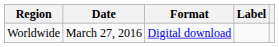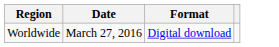- column: (251, 14)
